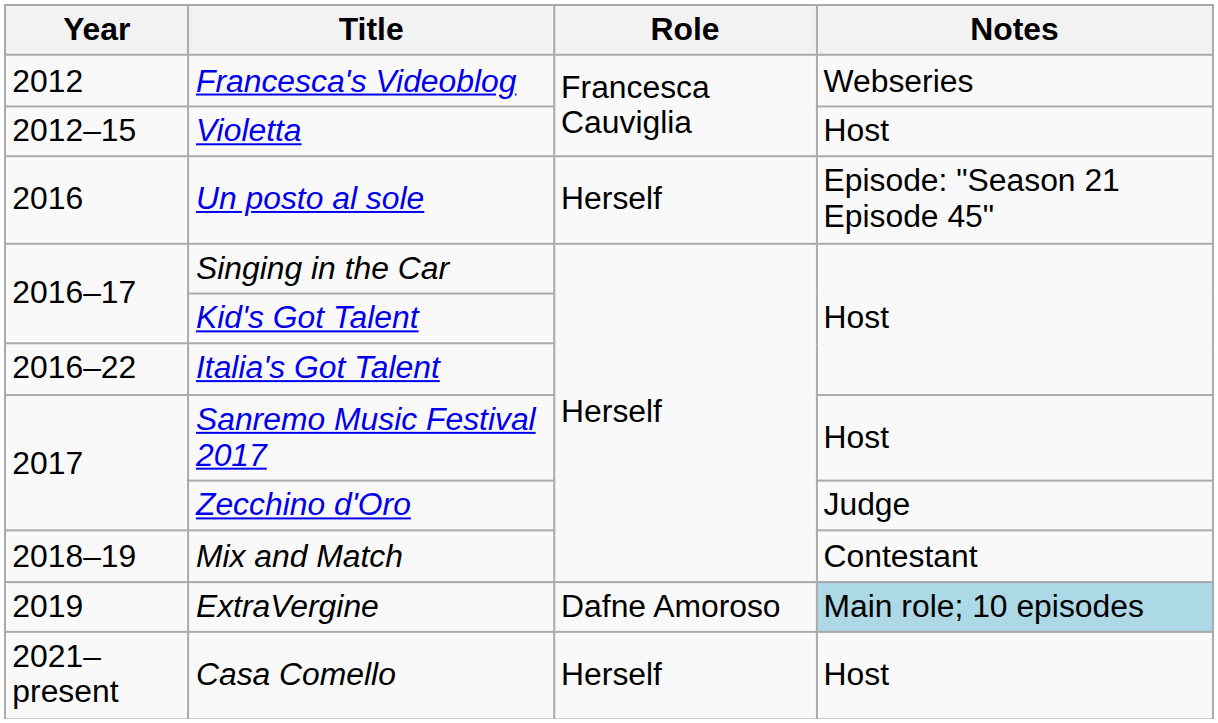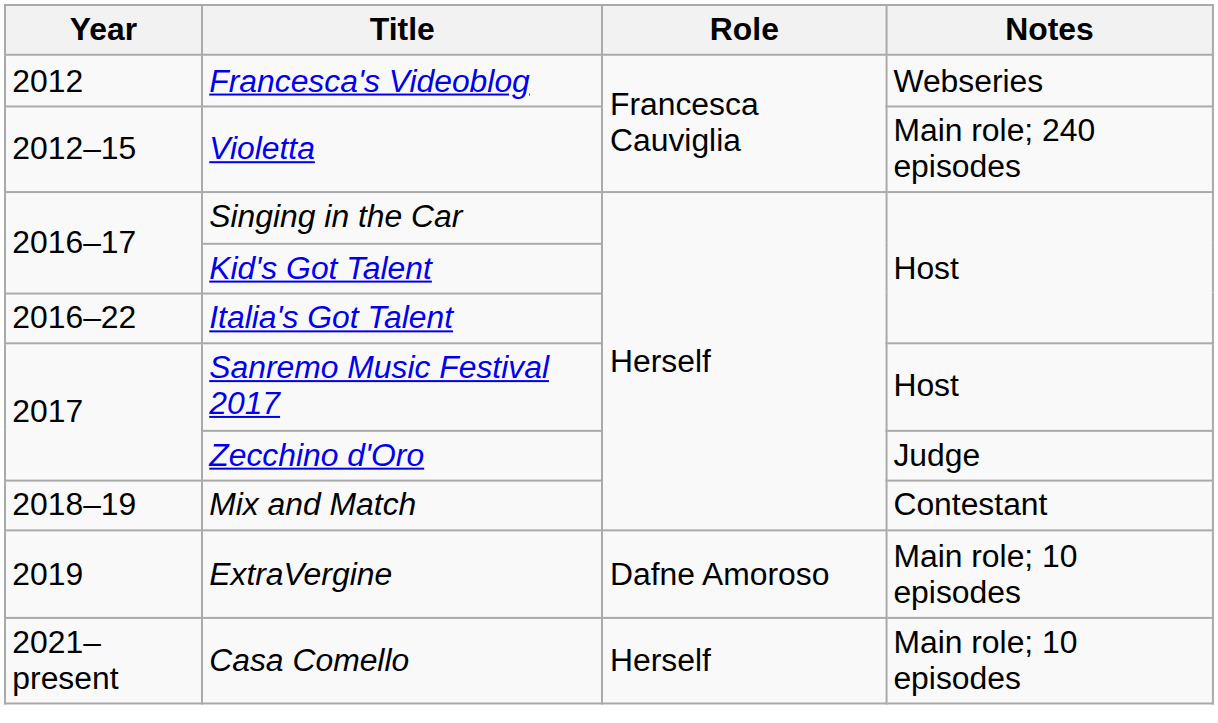(856, 130) Host -> (994, 148) Main role; 240 episodes
- row: (310, 199)
(984, 606) lightblue background -> (985, 573) no background
(856, 674) Host -> (985, 660) Main role; 10 episodes
